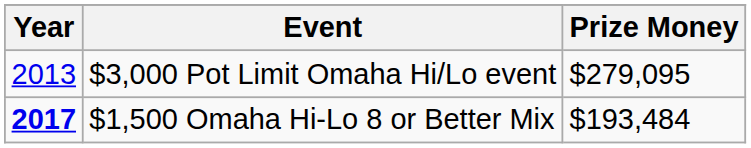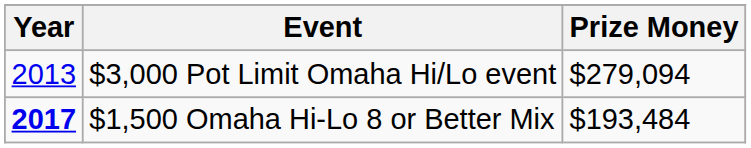(630, 73) $279,095 -> (630, 73) $279,094
